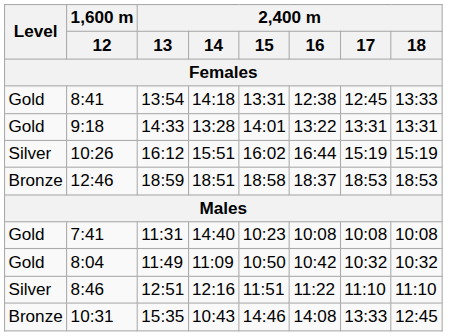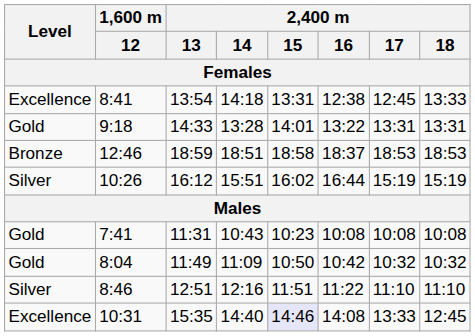(27, 99) Gold -> (50, 99) Excellence
rows swapped: (92, 153) <-> (92, 180)
(214, 235) 14:40 -> (242, 235) 10:43
(36, 316) Bronze -> (50, 316) Excellence
(214, 316) 10:43 -> (242, 316) 14:40
(264, 316) no background -> (293, 316) lavender background
